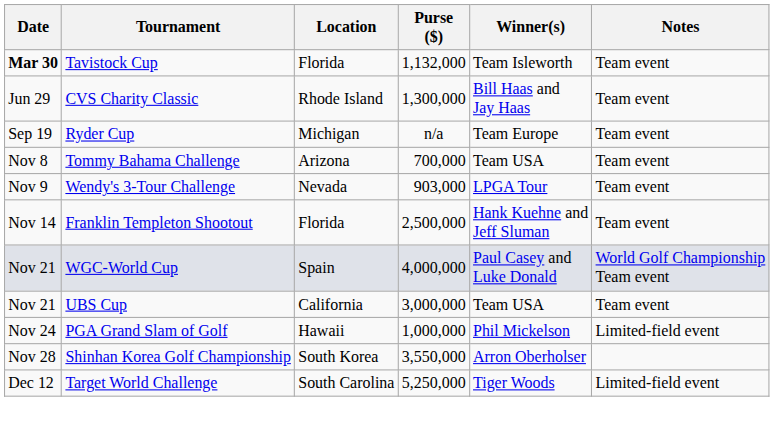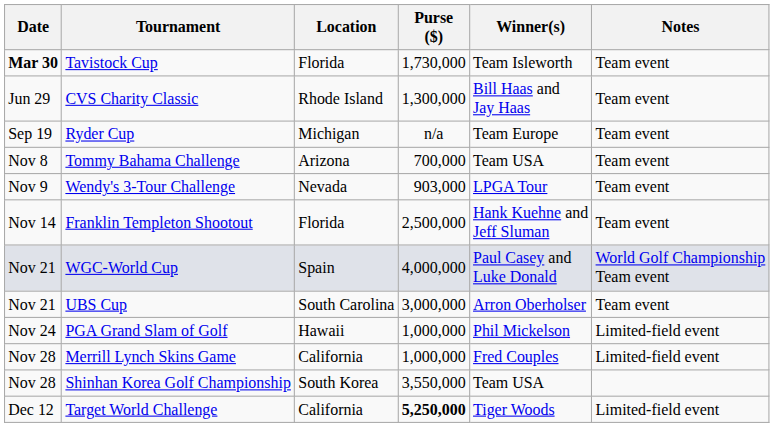(434, 63) 1,132,000 -> (434, 63) 1,730,000
(331, 303) California -> (346, 303) South Carolina
(509, 303) Team USA -> (529, 303) Arron Oberholser
+ row: (151, 356)
(529, 356) Arron Oberholser -> (509, 382) Team USA
(346, 382) South Carolina -> (331, 409) California
(434, 382) normal -> (434, 409) bold
